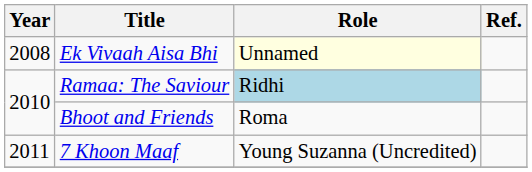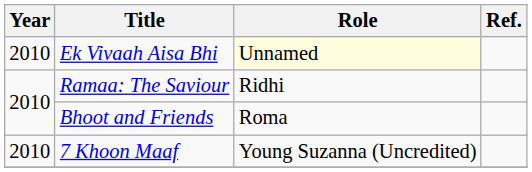(30, 53) 2008 -> (30, 53) 2010
(261, 85) lightblue background -> (261, 85) no background
(29, 150) 2011 -> (30, 150) 2010
